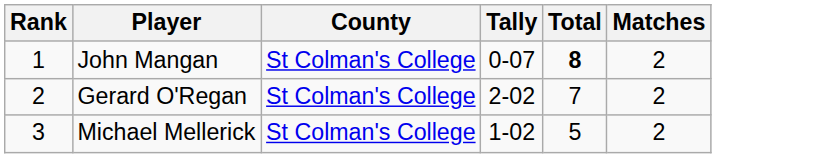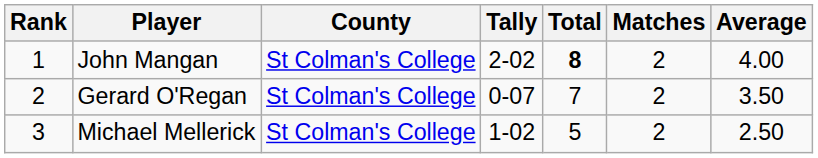+ column: (761, 22)
(512, 59) 0-07 -> (512, 59) 2-02
(512, 96) 2-02 -> (512, 96) 0-07
